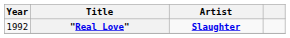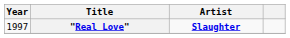(17, 26) 1992 -> (17, 26) 1997
